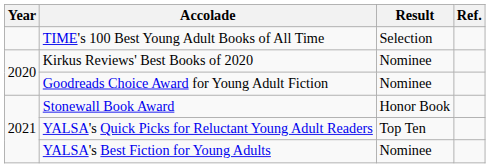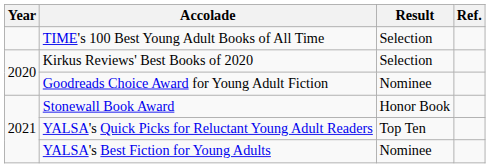(406, 60) Nominee -> (406, 60) Selection
